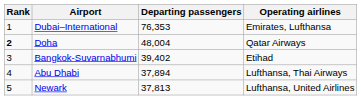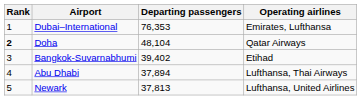(156, 42) 48,004 -> (156, 42) 48,104
